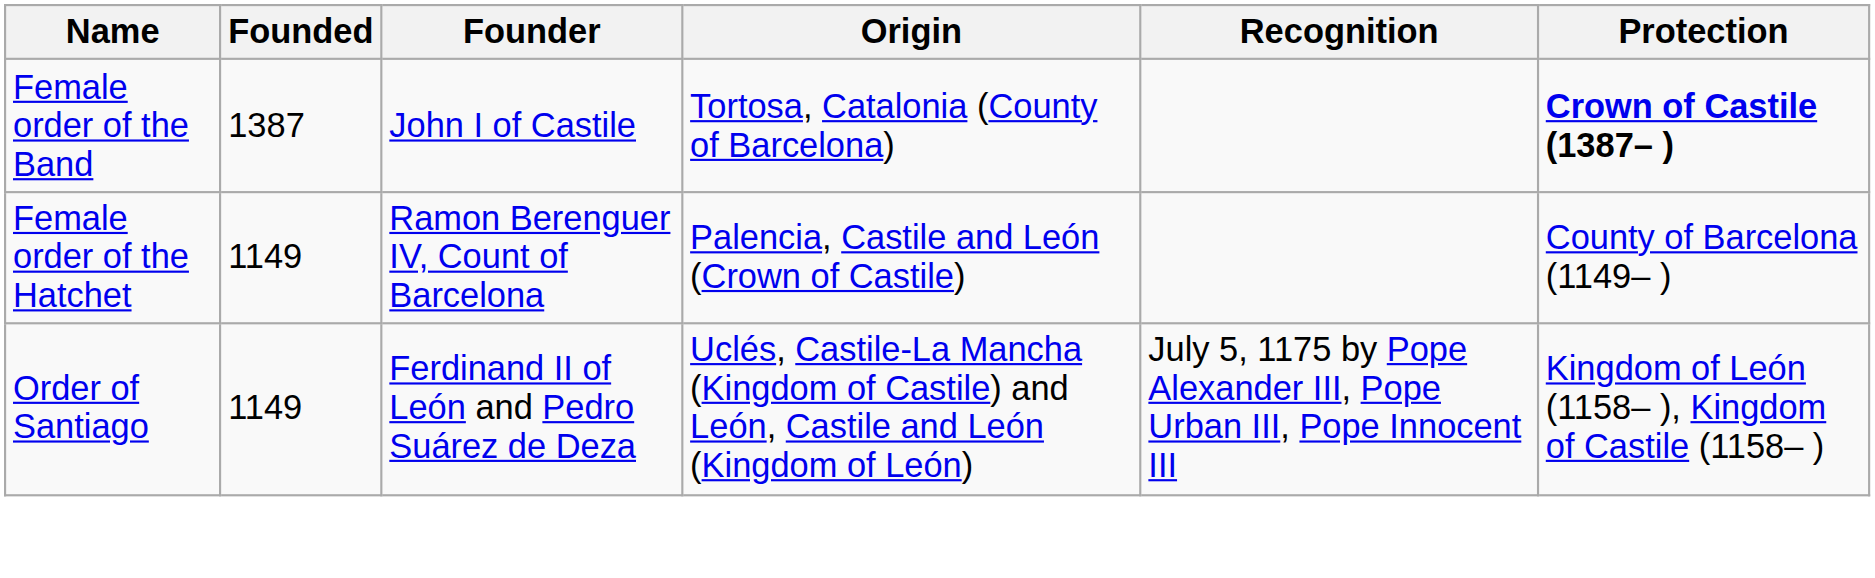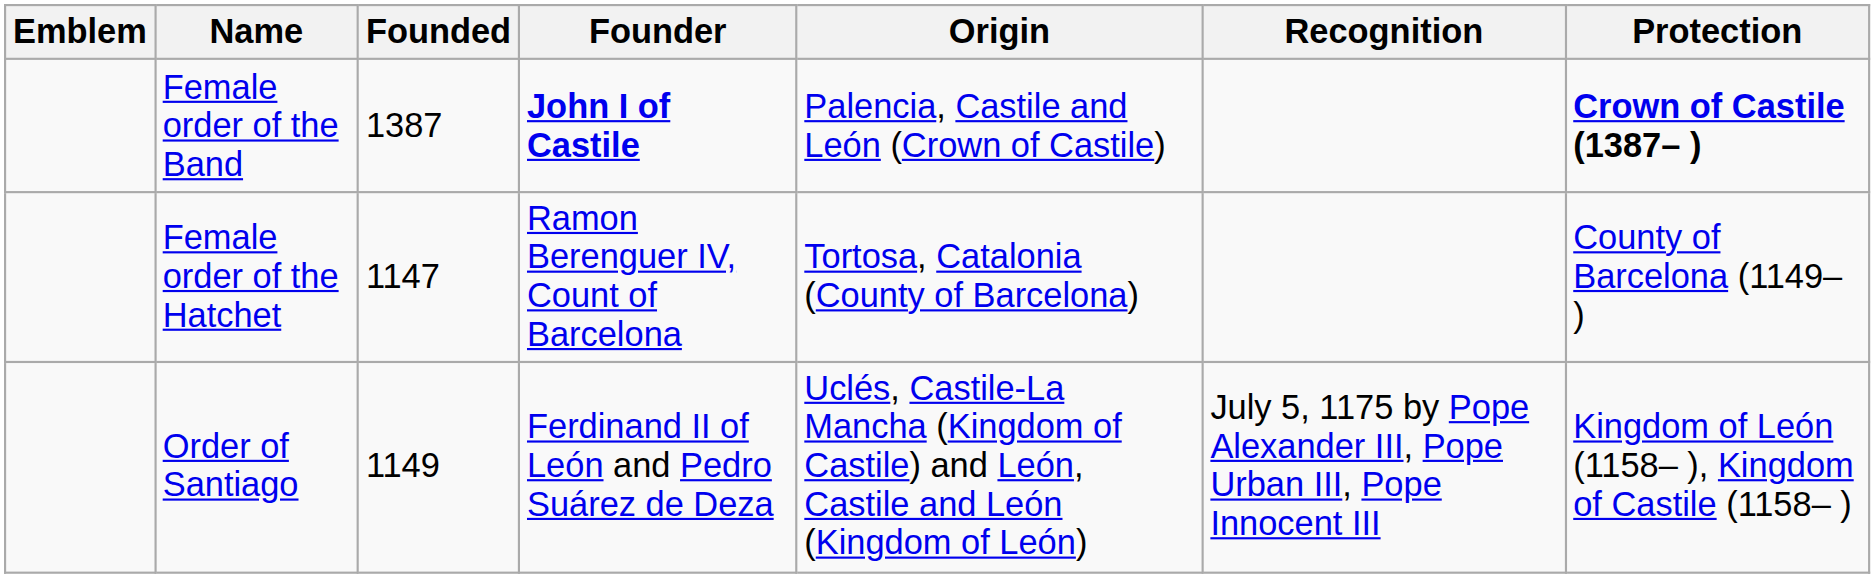+ column: (80, 31)
(513, 125) normal -> (599, 125) bold
(894, 125) Tortosa, Catalonia (County of Barcelona) -> (985, 125) Palencia, Castile and León (Crown of Castile)
(265, 256) 1149 -> (403, 276) 1147
(895, 256) Palencia, Castile and León (Crown of Castile) -> (972, 276) Tortosa, Catalonia (County of Barcelona)
